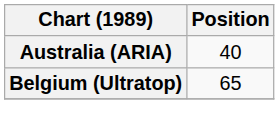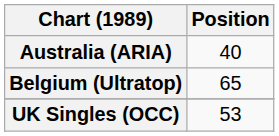+ row: (96, 114)
